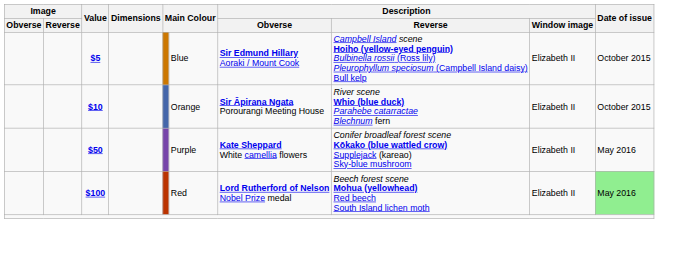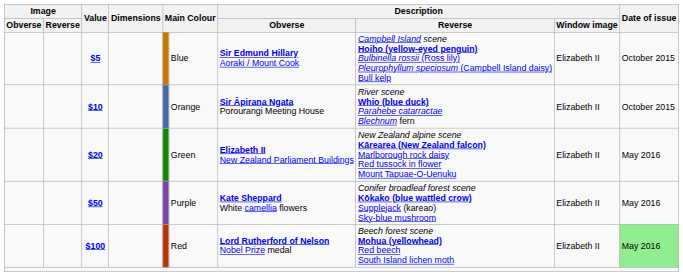+ row: (95, 155)
